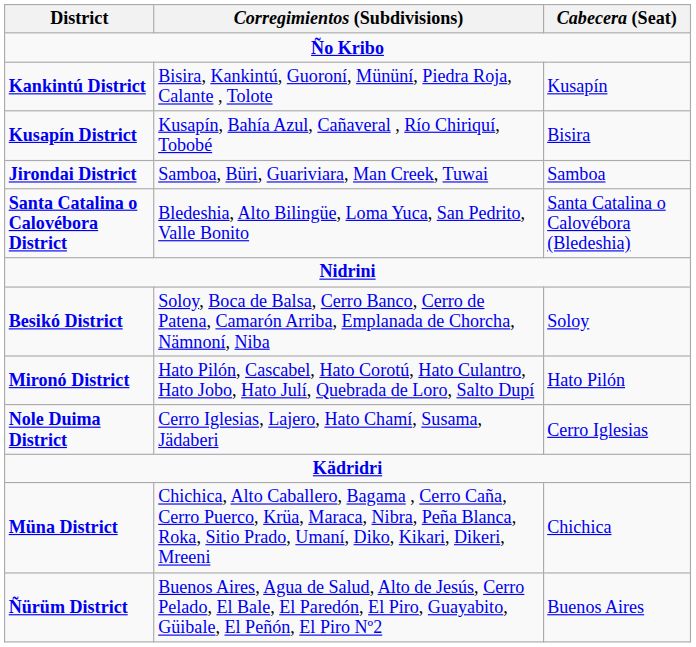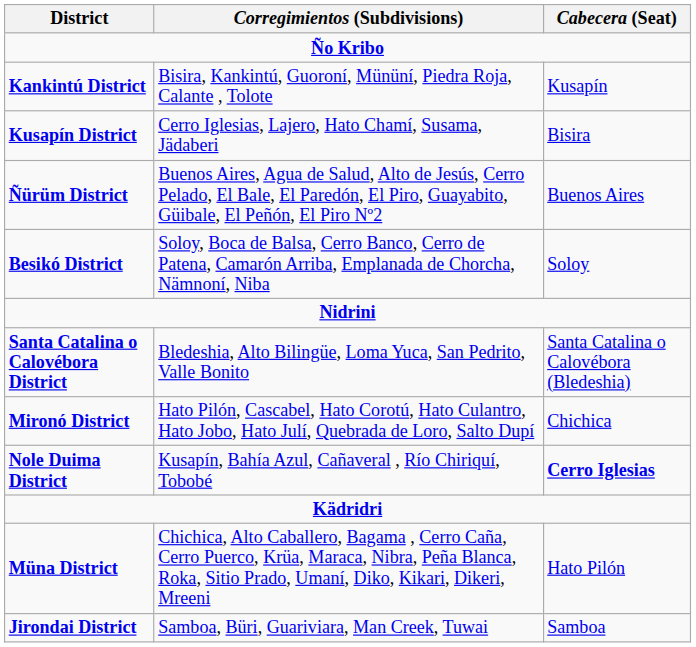(329, 135) Kusapín, Bahía Azul, Cañaveral , Río Chiriquí, Tobobé -> (320, 135) Cerro Iglesias, Lajero, Hato Chamí, Susama, Jädaberi
rows swapped: (73, 174) <-> (68, 607)
rows swapped: (73, 223) <-> (66, 321)
(586, 380) Hato Pilón -> (579, 421) Chichica
(320, 429) Cerro Iglesias, Lajero, Hato Chamí, Susama, Jädaberi -> (329, 470) Kusapín, Bahía Azul, Cañaveral , Río Chiriquí, Tobobé
(598, 429) normal -> (601, 470) bold
(579, 527) Chichica -> (586, 568) Hato Pilón
